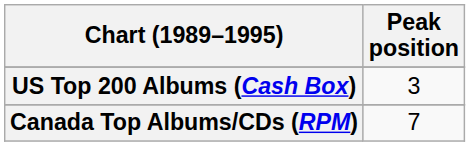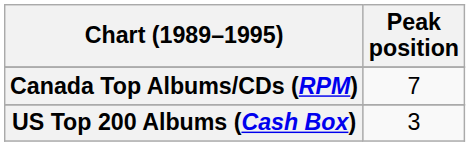rows swapped: (184, 122) <-> (184, 85)
